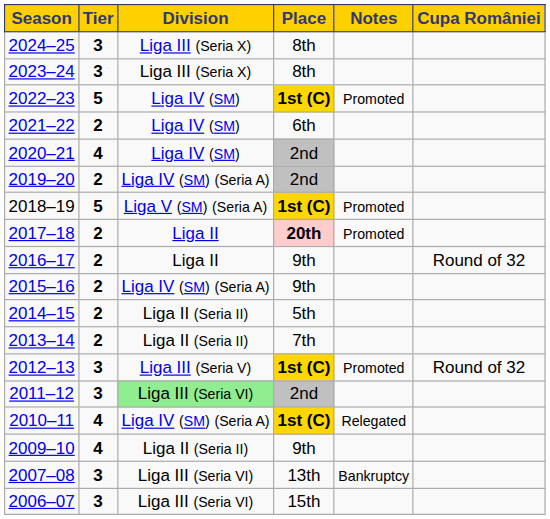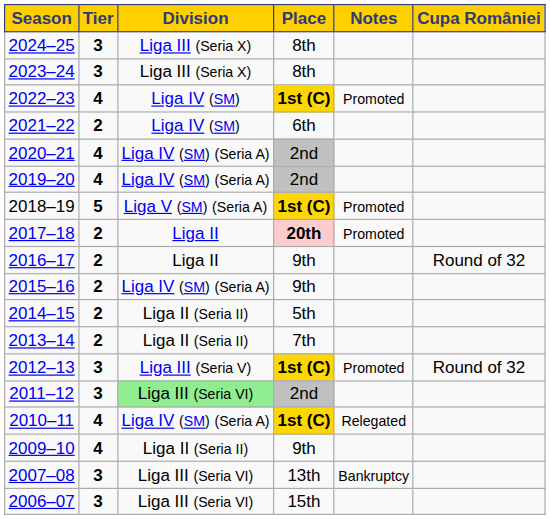(98, 99) 5 -> (98, 99) 4
(196, 153) Liga IV (SM) -> (196, 153) Liga IV (SM) (Seria A)
(98, 179) 2 -> (98, 179) 4
